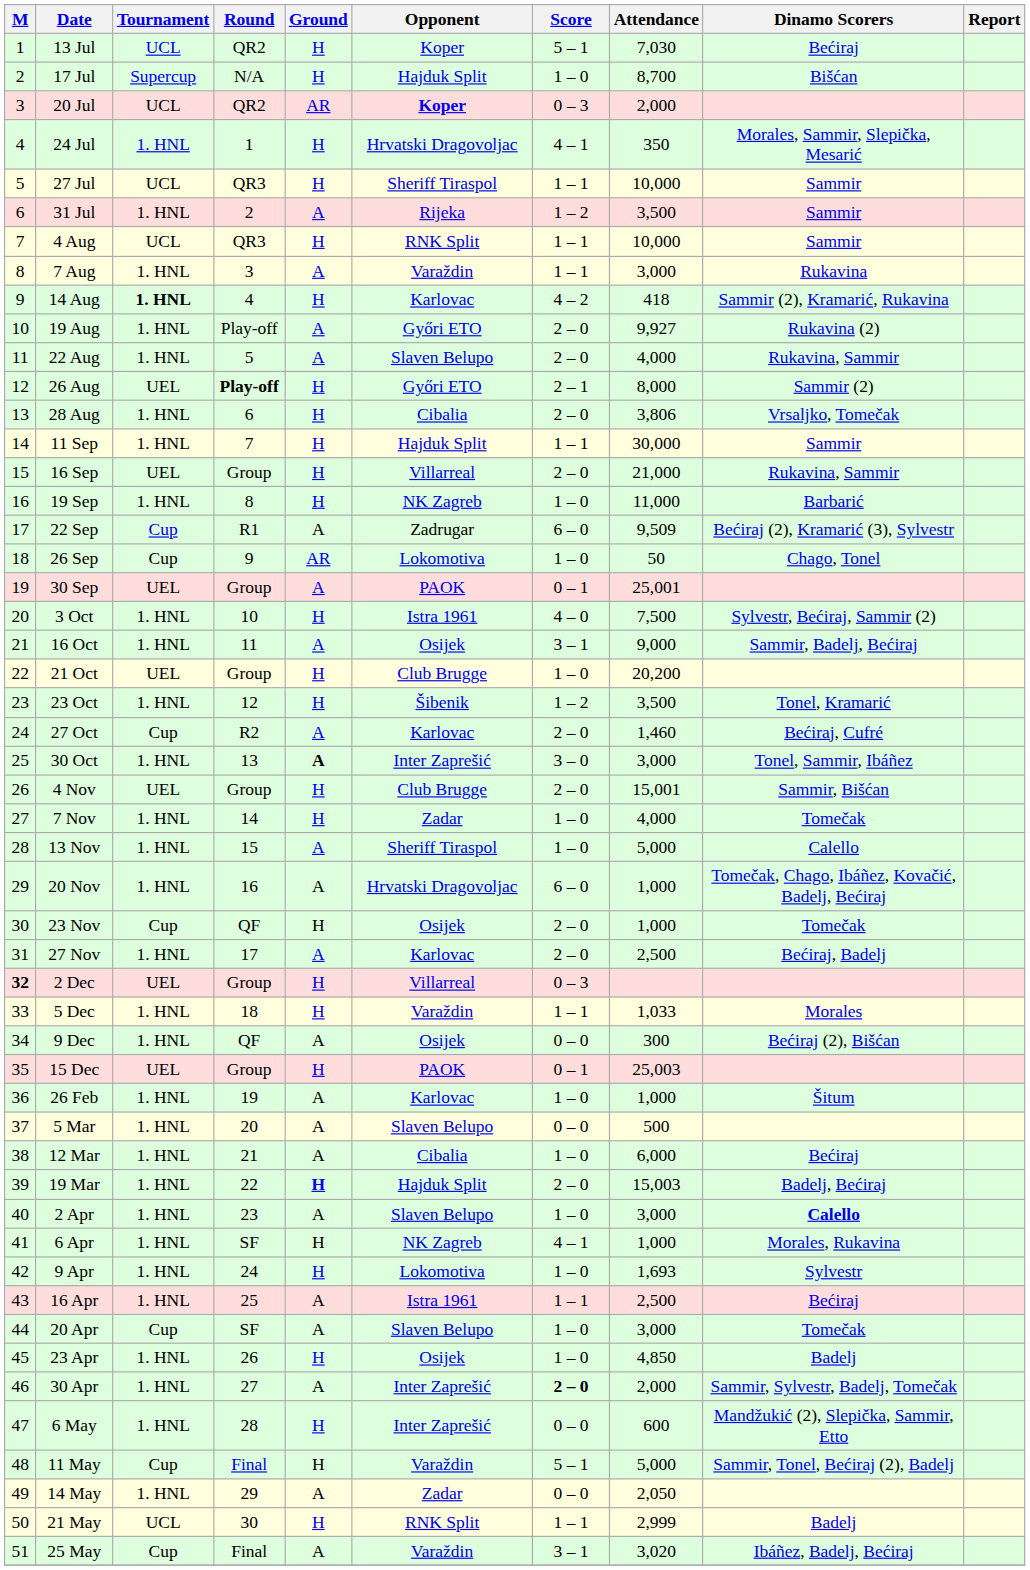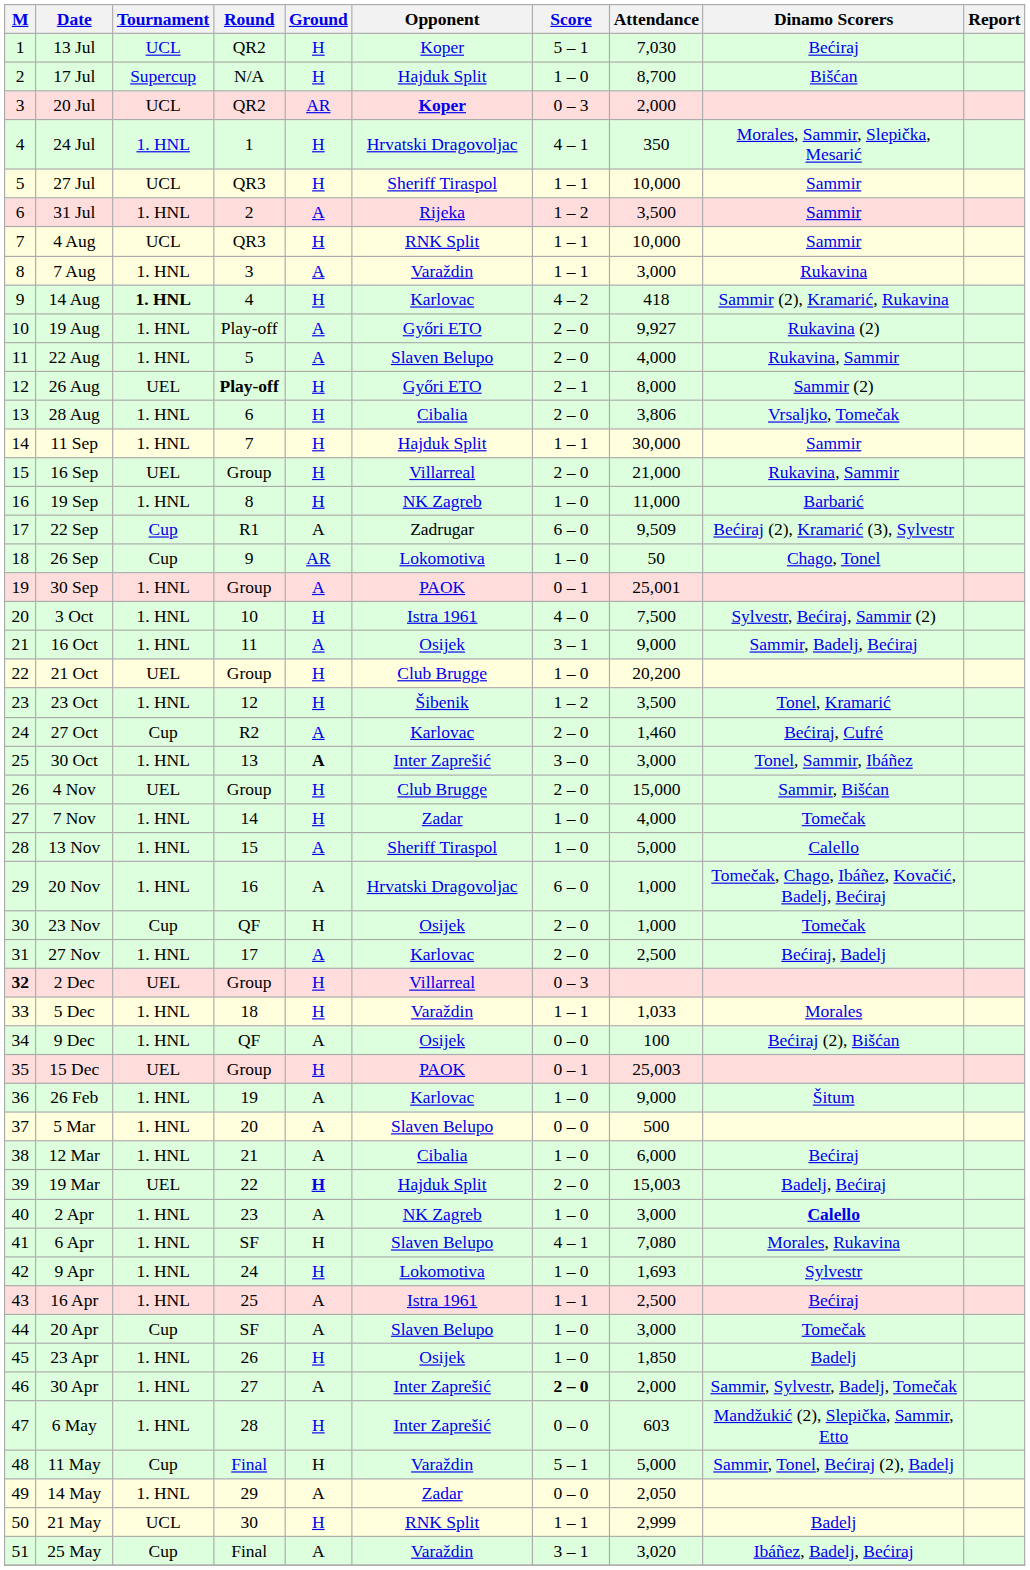(163, 587) UEL -> (163, 587) 1. HNL
(656, 789) 15,001 -> (656, 789) 15,000
(656, 1040) 300 -> (656, 1040) 100
(656, 1098) 1,000 -> (656, 1098) 9,000
(163, 1184) 1. HNL -> (163, 1184) UEL
(442, 1213) Slaven Belupo -> (442, 1213) NK Zagreb
(442, 1242) NK Zagreb -> (442, 1242) Slaven Belupo
(656, 1242) 1,000 -> (656, 1242) 7,080
(656, 1357) 4,850 -> (656, 1357) 1,850
(656, 1425) 600 -> (656, 1425) 603
